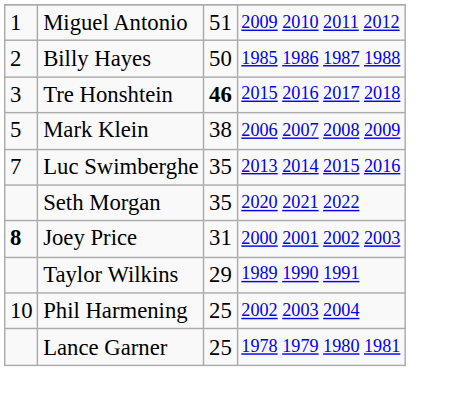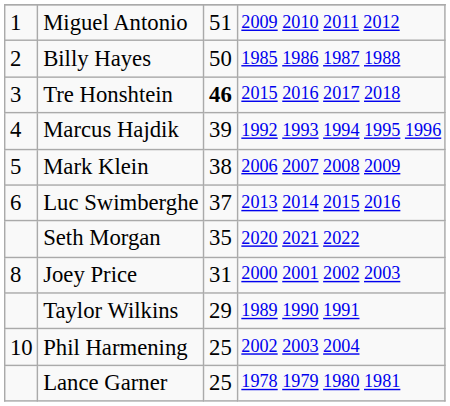+ row: (111, 130)
(16, 166) 7 -> (16, 202) 6
(220, 166) 35 -> (220, 202) 37
(16, 238) bold -> (16, 274) normal
